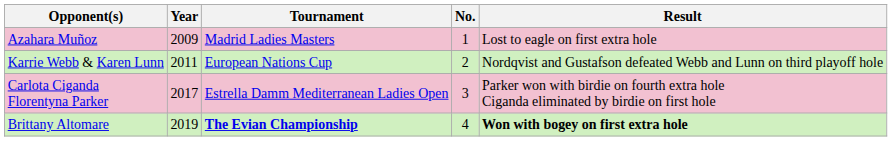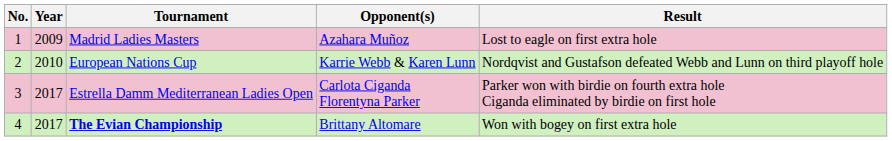columns swapped: (465, 16) <-> (86, 16)
(184, 62) 2011 -> (49, 62) 2010
(184, 125) 2019 -> (49, 125) 2017
(585, 125) bold -> (579, 125) normal
